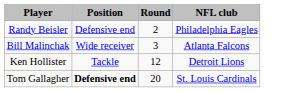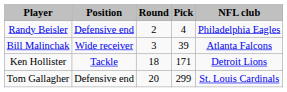+ column: (183, 12)
(156, 62) 12 -> (154, 62) 18
(105, 78) bold -> (104, 78) normal
